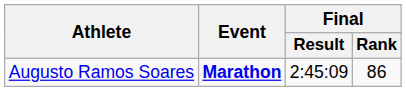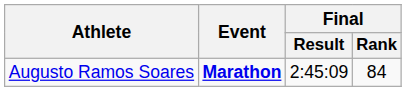(377, 73) 86 -> (377, 73) 84
